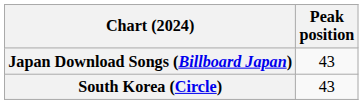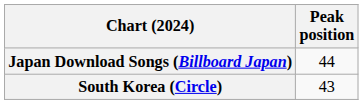(327, 61) 43 -> (327, 61) 44
